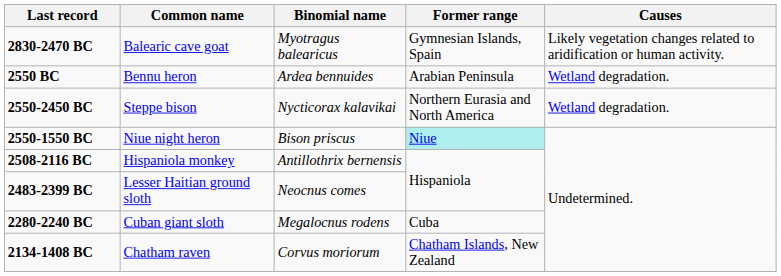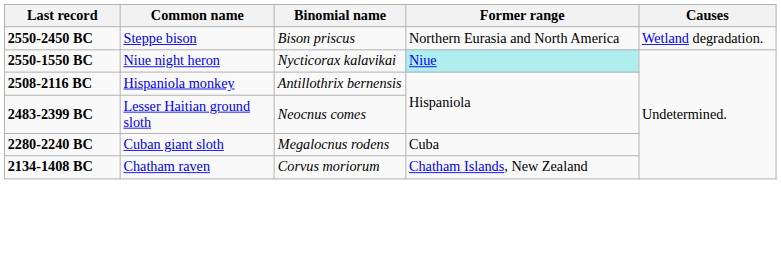- row: (50, 46)
- row: (34, 76)
(337, 107) Nycticorax kalavikai -> (316, 38) Bison priscus
(316, 138) Bison priscus -> (337, 60) Nycticorax kalavikai
